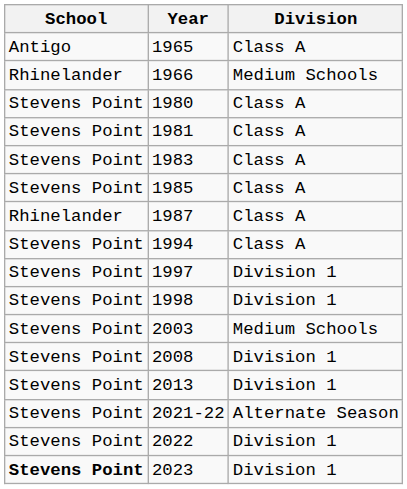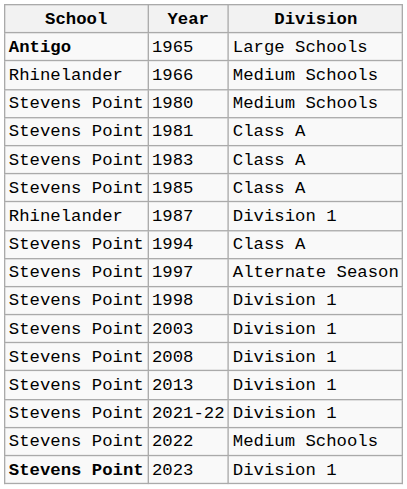(40, 47) normal -> (40, 47) bold
(269, 47) Class A -> (300, 47) Large Schools
(269, 103) Class A -> (305, 103) Medium Schools
(269, 216) Class A -> (285, 216) Division 1
(285, 272) Division 1 -> (316, 272) Alternate Season
(305, 329) Medium Schools -> (285, 329) Division 1
(316, 413) Alternate Season -> (285, 413) Division 1
(285, 441) Division 1 -> (305, 441) Medium Schools
